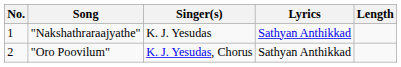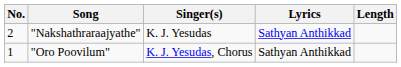(10, 33) 1 -> (10, 33) 2
(10, 52) 2 -> (10, 52) 1
